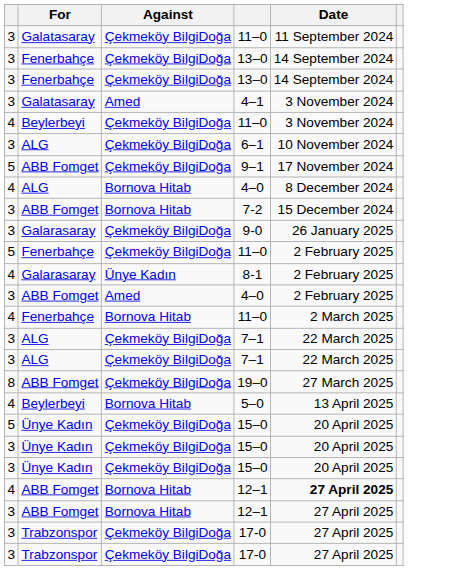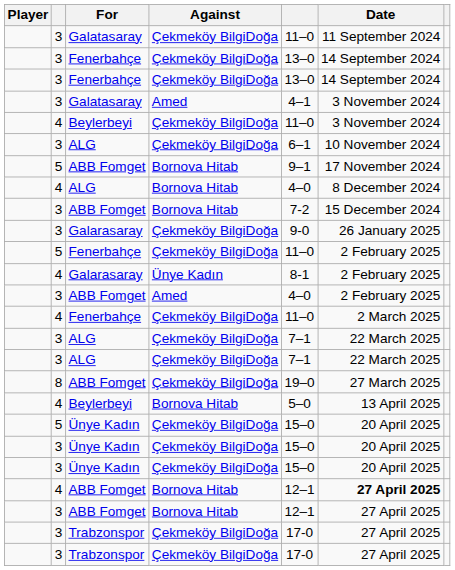+ column: (28, 15)
(168, 166) Çekmeköy BilgiDoğa -> (195, 166) Bornova Hitab
(148, 317) Bornova Hitab -> (215, 317) Çekmeköy BilgiDoğa
